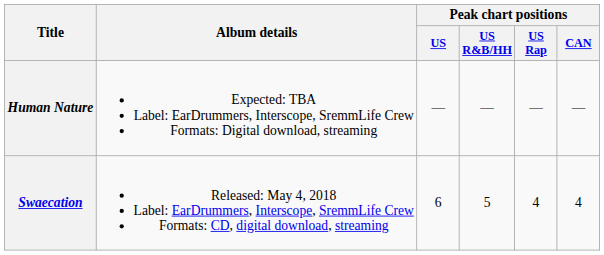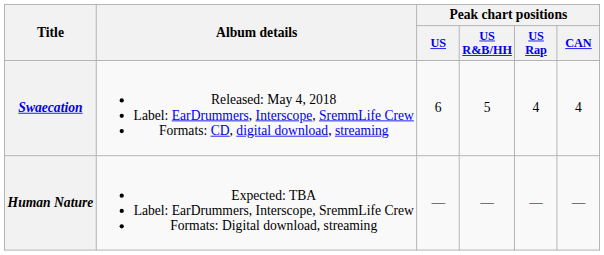rows swapped: (50, 202) <-> (50, 108)
